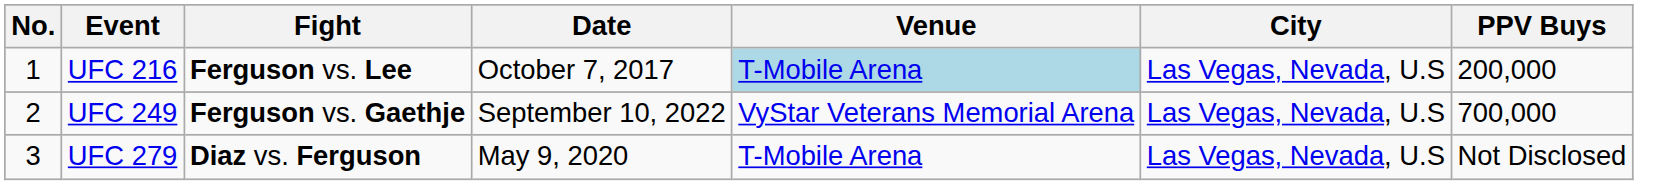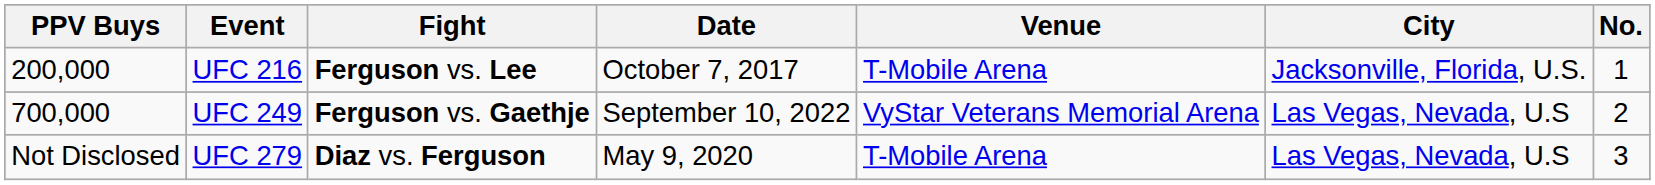columns swapped: (33, 26) <-> (1542, 26)
(830, 69) lightblue background -> (955, 69) no background
(1296, 69) Las Vegas, Nevada, U.S -> (1429, 69) Jacksonville, Florida, U.S.
